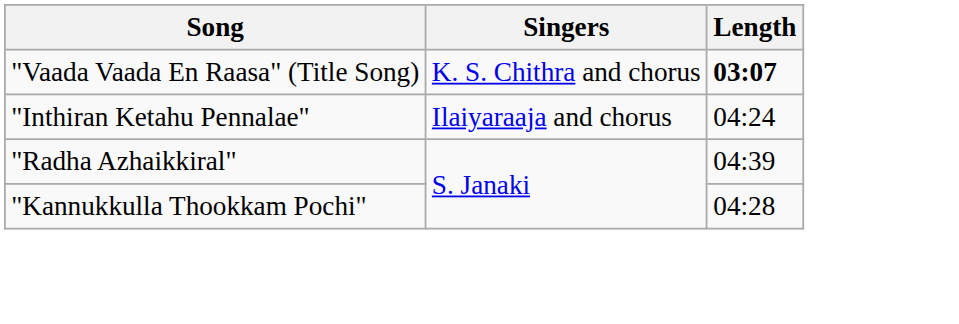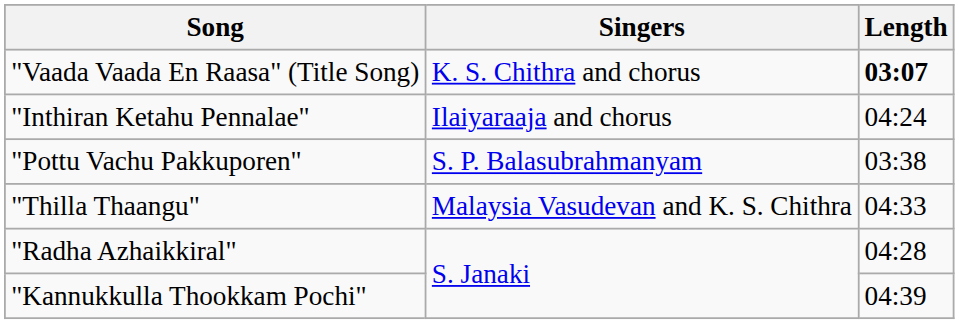+ row: (156, 161)
+ row: (105, 206)
(744, 161) 04:39 -> (896, 251) 04:28
(744, 206) 04:28 -> (896, 296) 04:39
